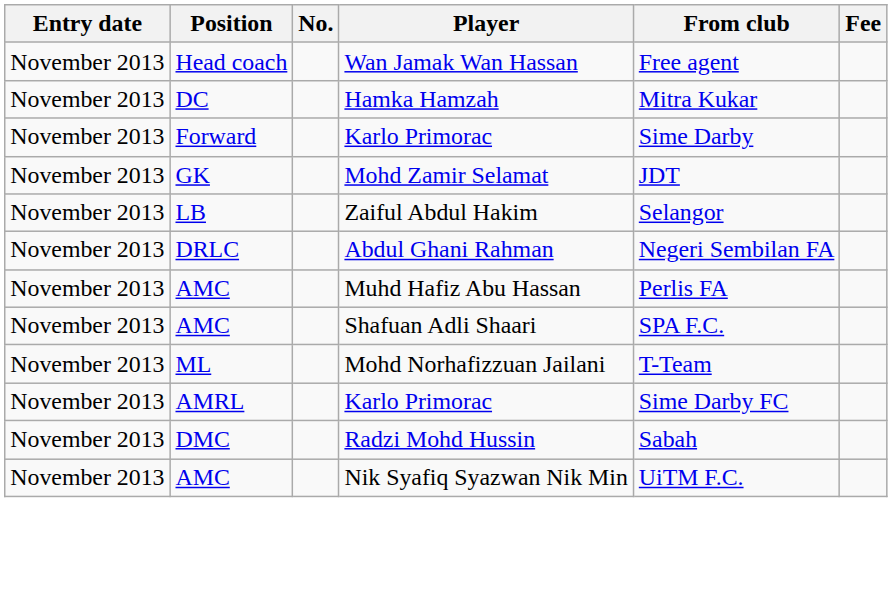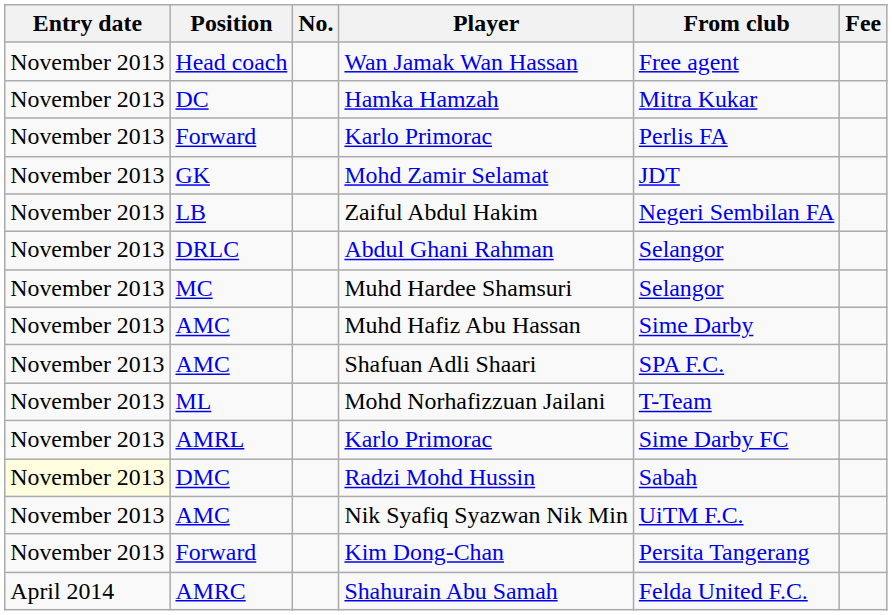(696, 136) Sime Darby -> (683, 136) Perlis FA
(681, 212) Selangor -> (737, 212) Negeri Sembilan FA
(737, 250) Negeri Sembilan FA -> (681, 250) Selangor
+ row: (194, 288)
(683, 288) Perlis FA -> (696, 325) Sime Darby
(87, 439) no background -> (87, 477) lightyellow background
+ row: (216, 552)
+ row: (211, 590)
